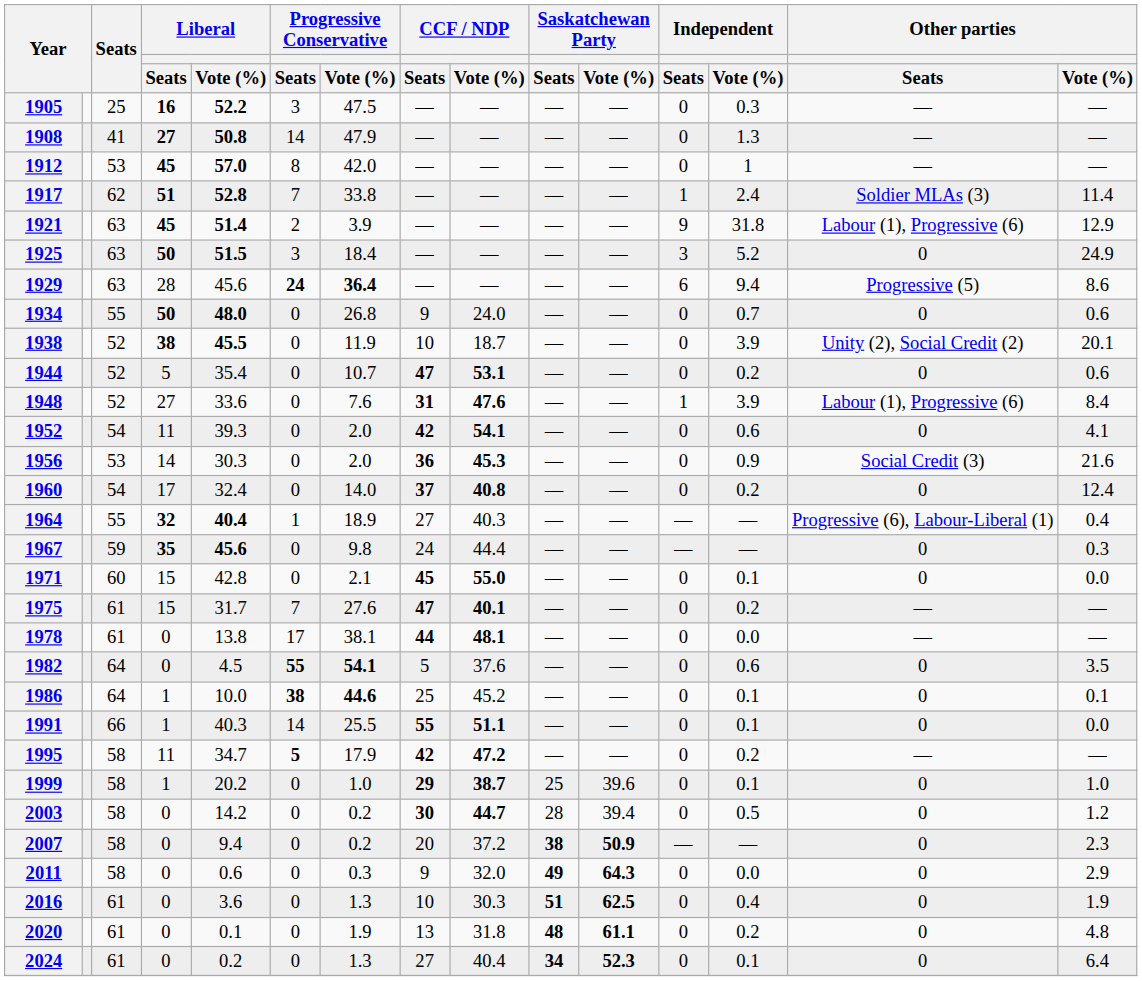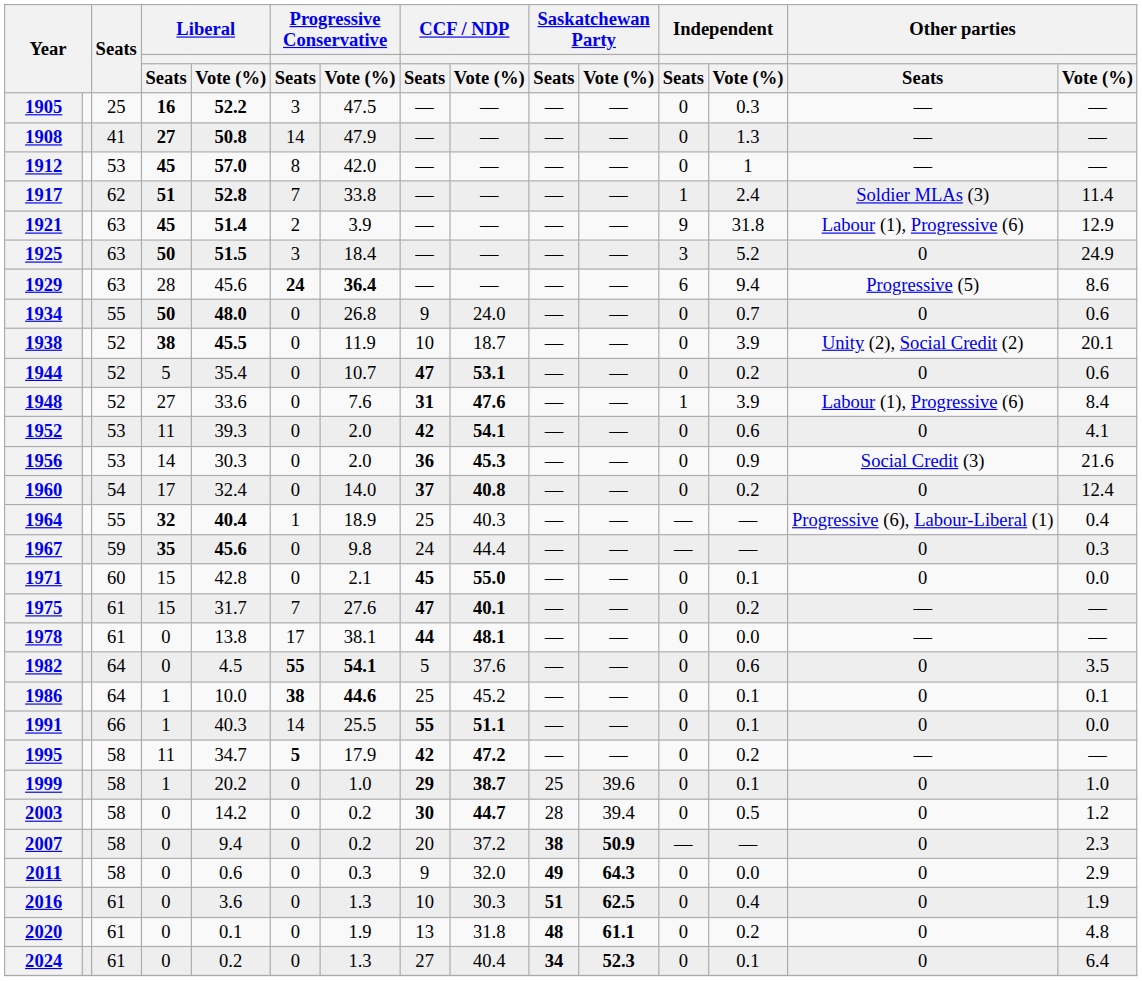(116, 431) 54 -> (116, 431) 53
(425, 519) 27 -> (425, 519) 25
